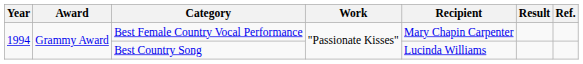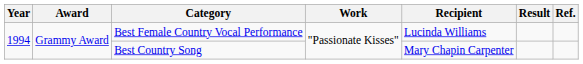(459, 31) Mary Chapin Carpenter -> (445, 31) Lucinda Williams
(445, 50) Lucinda Williams -> (459, 50) Mary Chapin Carpenter
